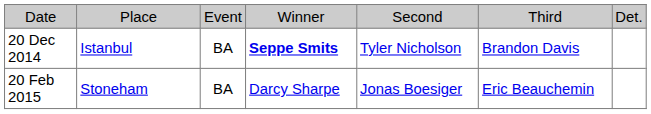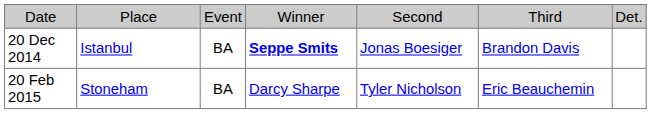(411, 48) Tyler Nicholson -> (411, 48) Jonas Boesiger
(411, 88) Jonas Boesiger -> (411, 88) Tyler Nicholson
